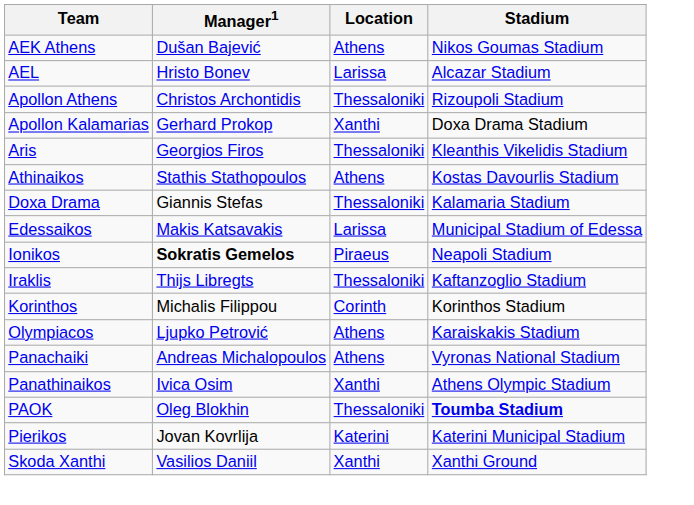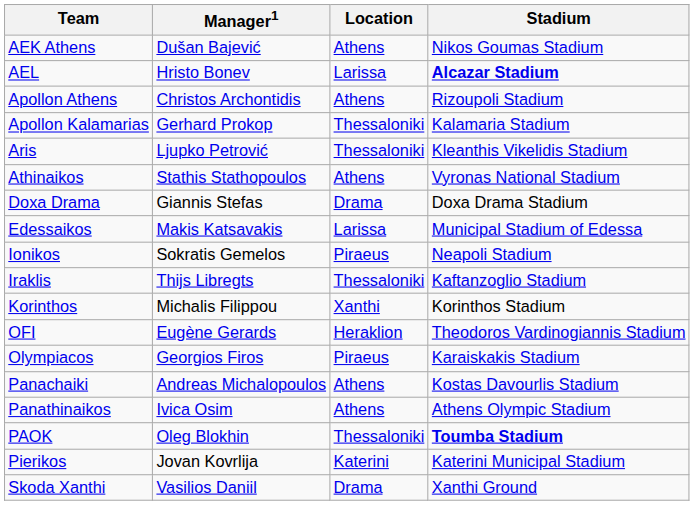(491, 73) normal -> (495, 73) bold
(379, 99) Thessaloniki -> (359, 99) Athens
(357, 125) Xanthi -> (379, 125) Thessaloniki
(510, 125) Doxa Drama Stadium -> (501, 125) Kalamaria Stadium
(210, 151) Georgios Firos -> (212, 151) Ljupko Petrović
(525, 177) Kostas Davourlis Stadium -> (526, 177) Vyronas National Stadium
(379, 203) Thessaloniki -> (358, 203) Drama
(501, 203) Kalamaria Stadium -> (510, 203) Doxa Drama Stadium
(225, 254) bold -> (221, 254) normal
(360, 306) Corinth -> (357, 306) Xanthi
+ row: (22, 332)
(212, 332) Ljupko Petrović -> (210, 358) Georgios Firos
(359, 332) Athens -> (361, 358) Piraeus
(526, 358) Vyronas National Stadium -> (525, 384) Kostas Davourlis Stadium
(357, 384) Xanthi -> (359, 410) Athens
(357, 461) Xanthi -> (358, 487) Drama
